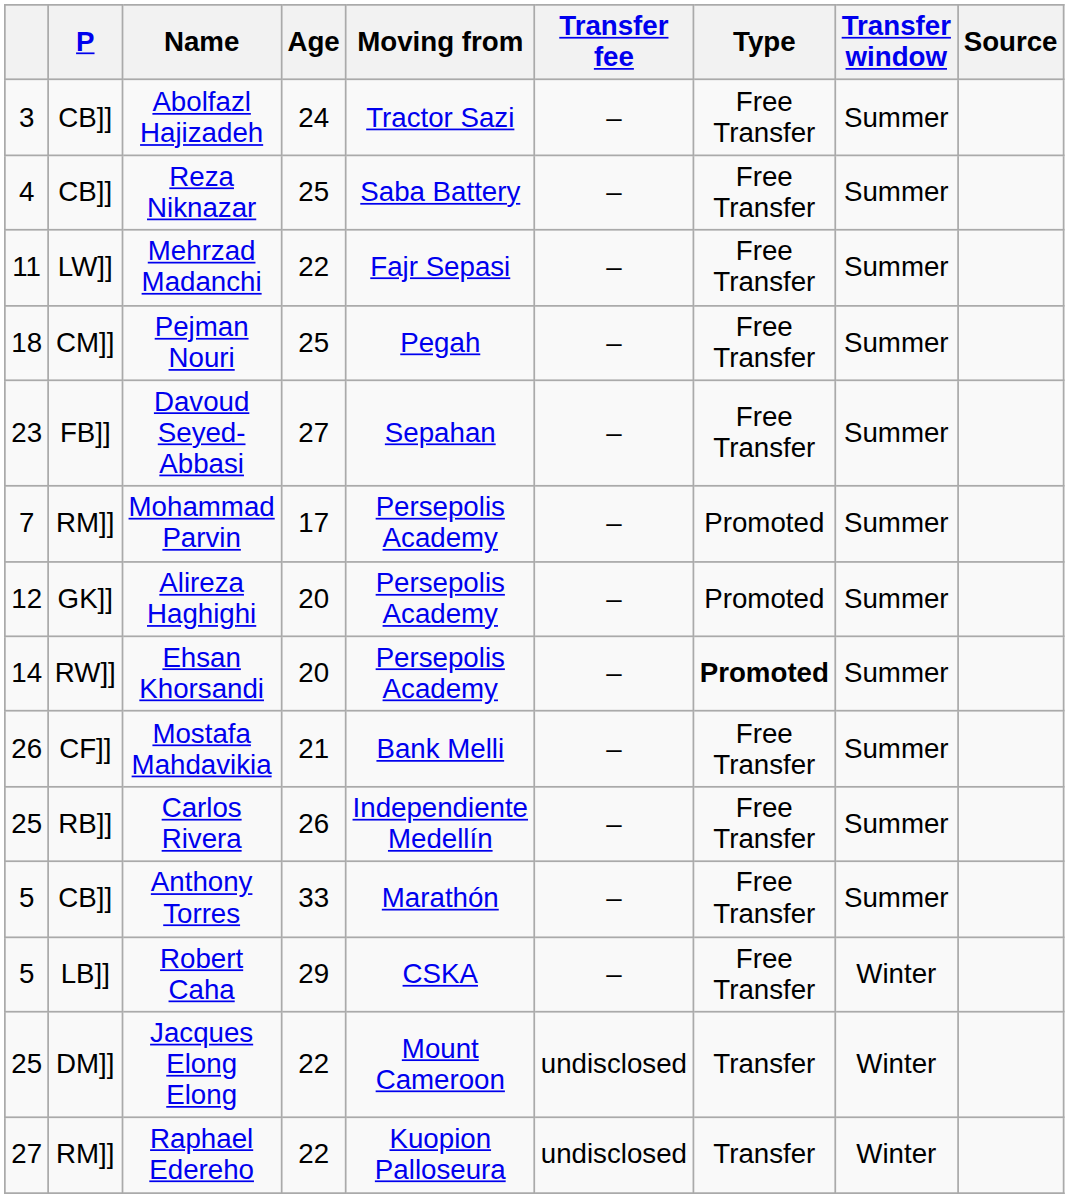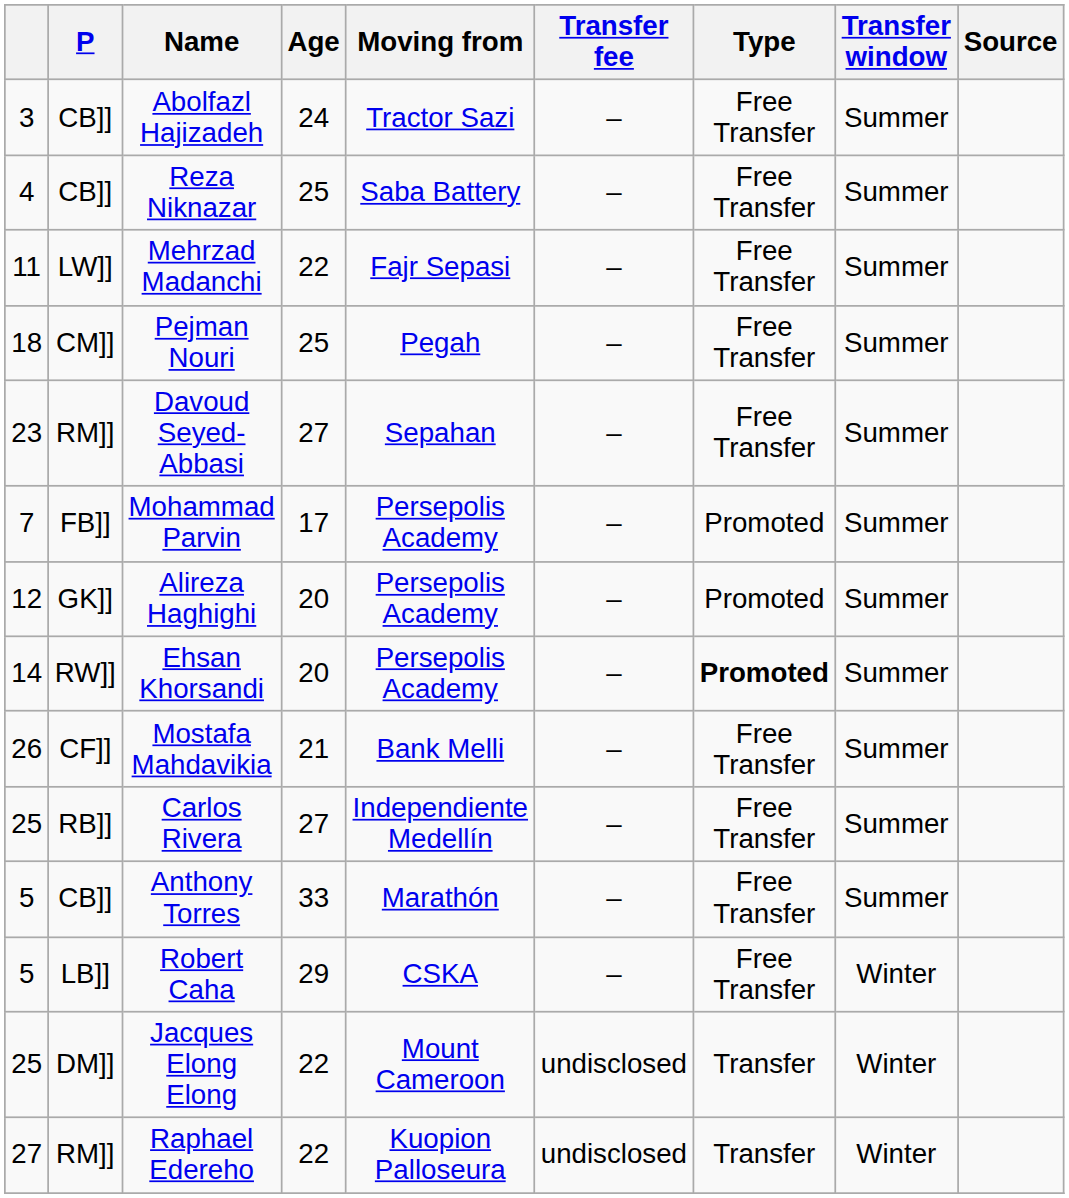(85, 432) FB]] -> (85, 432) RM]]
(85, 523) RM]] -> (85, 523) FB]]
(314, 823) 26 -> (314, 823) 27
